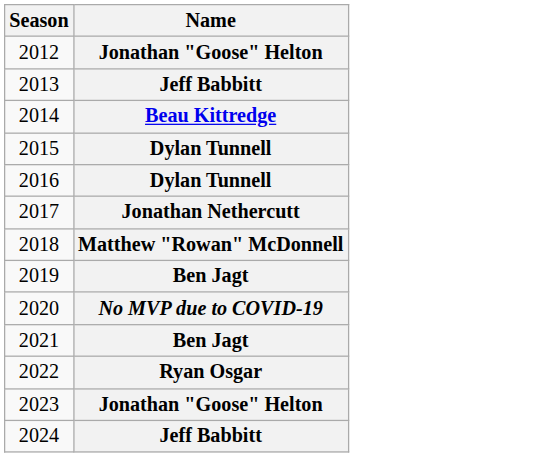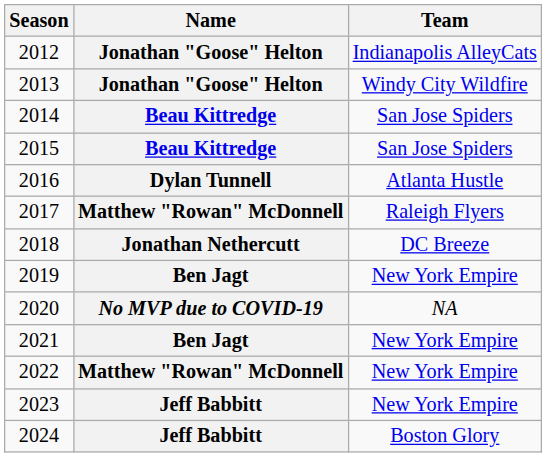+ column: (445, 20)
(211, 84) Jeff Babbitt -> (211, 84) Jonathan "Goose" Helton
(211, 148) Dylan Tunnell -> (211, 148) Beau Kittredge
(211, 212) Jonathan Nethercutt -> (211, 212) Matthew "Rowan" McDonnell
(211, 244) Matthew "Rowan" McDonnell -> (211, 244) Jonathan Nethercutt
(211, 372) Ryan Osgar -> (211, 372) Matthew "Rowan" McDonnell
(211, 404) Jonathan "Goose" Helton -> (211, 404) Jeff Babbitt
